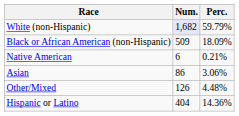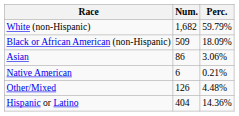(186, 27) lavender background -> (186, 27) no background
rows swapped: (39, 57) <-> (18, 73)
